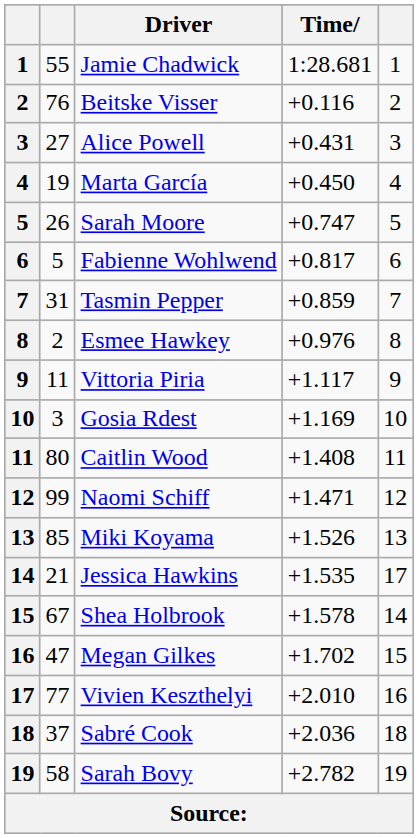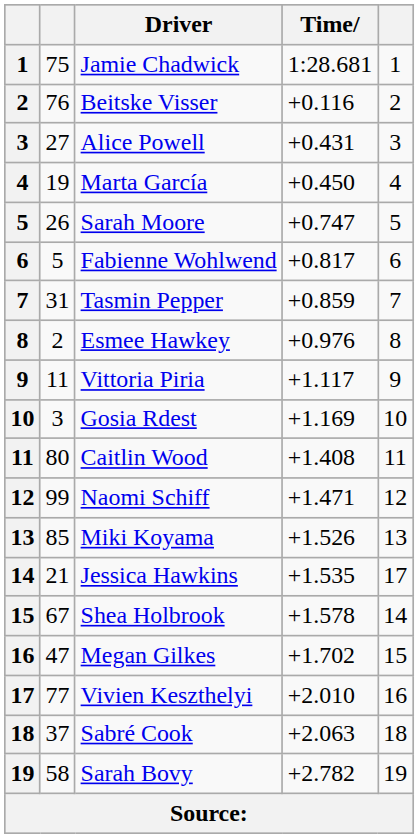(57, 64) 55 -> (57, 64) 75
(321, 734) +2.036 -> (321, 734) +2.063
